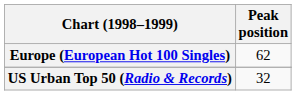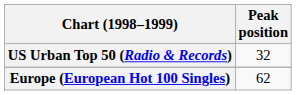rows swapped: (120, 55) <-> (120, 78)
